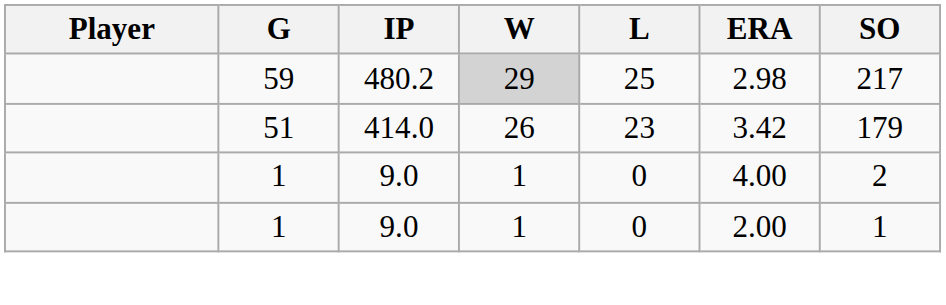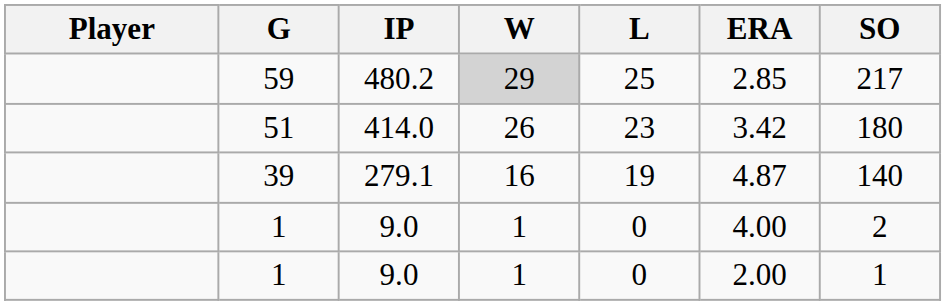(760, 78) 2.98 -> (760, 78) 2.85
(880, 127) 179 -> (880, 127) 180
+ row: (279, 176)
